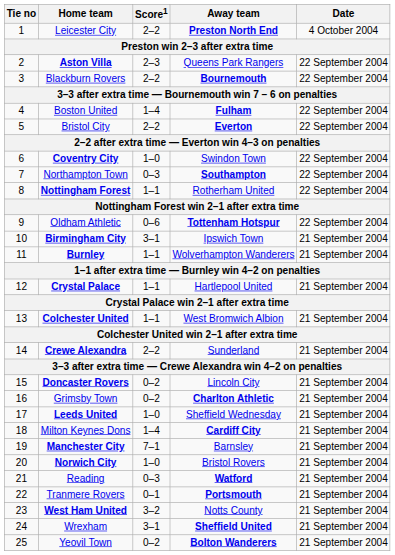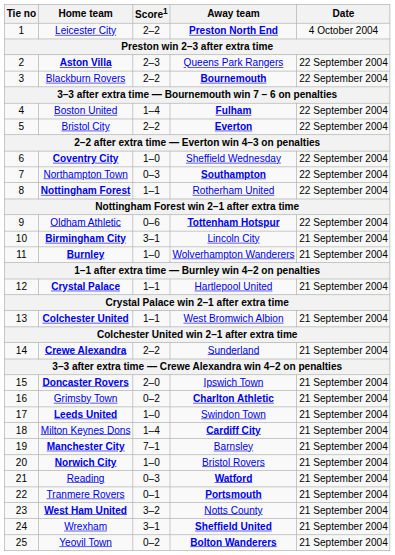(233, 159) Swindon Town -> (233, 159) Sheffield Wednesday
(233, 239) Ipswich Town -> (233, 239) Lincoln City
(151, 255) 1–1 -> (151, 255) 1–0
(151, 382) 0–2 -> (151, 382) 2–0
(233, 382) Lincoln City -> (233, 382) Ipswich Town
(233, 414) Sheffield Wednesday -> (233, 414) Swindon Town
